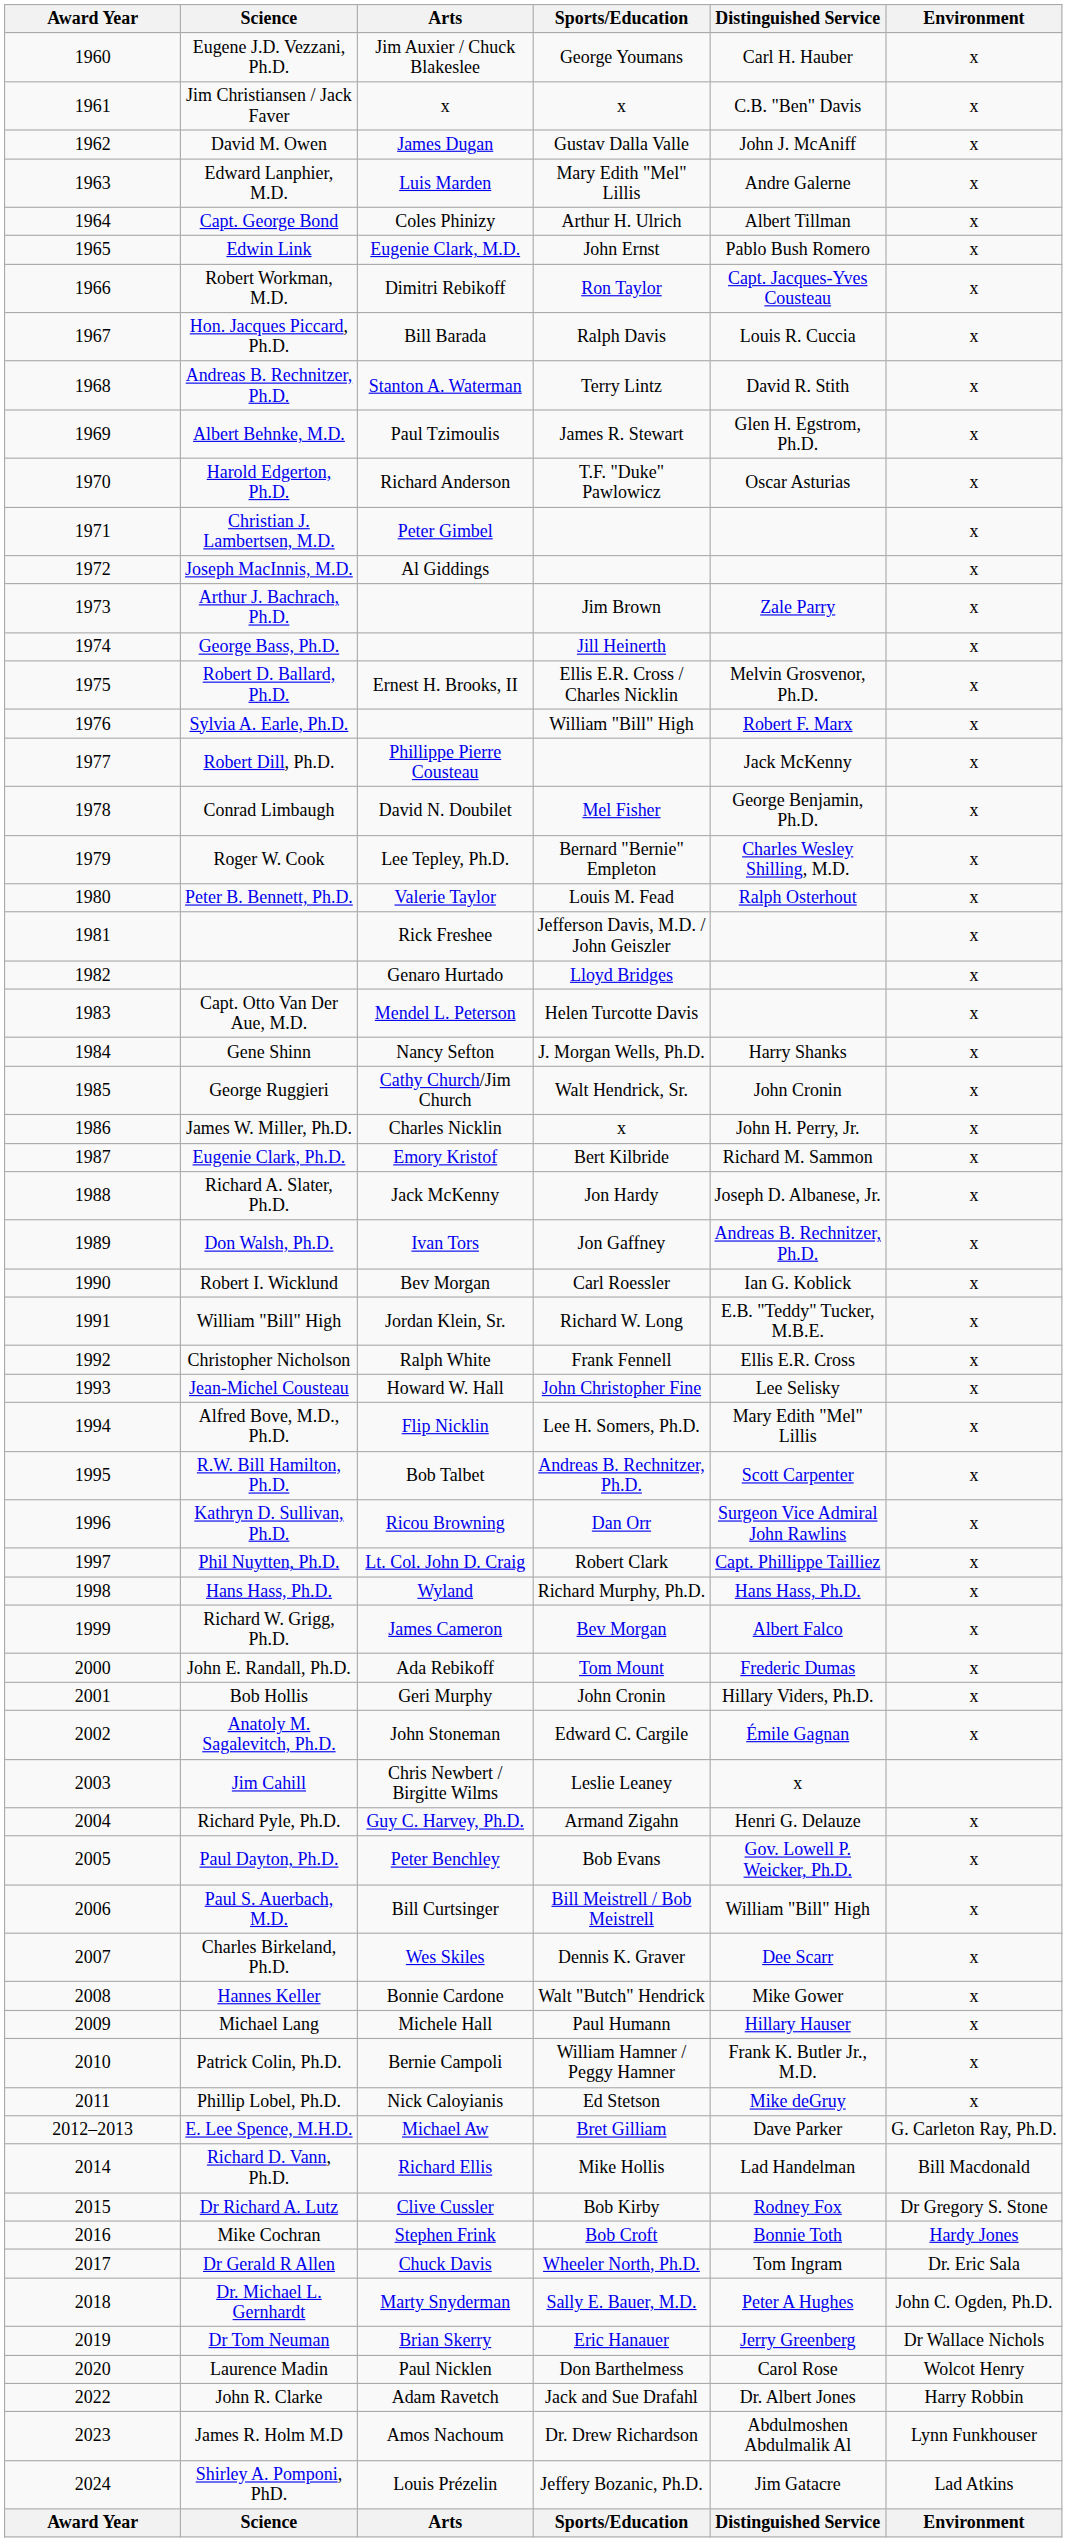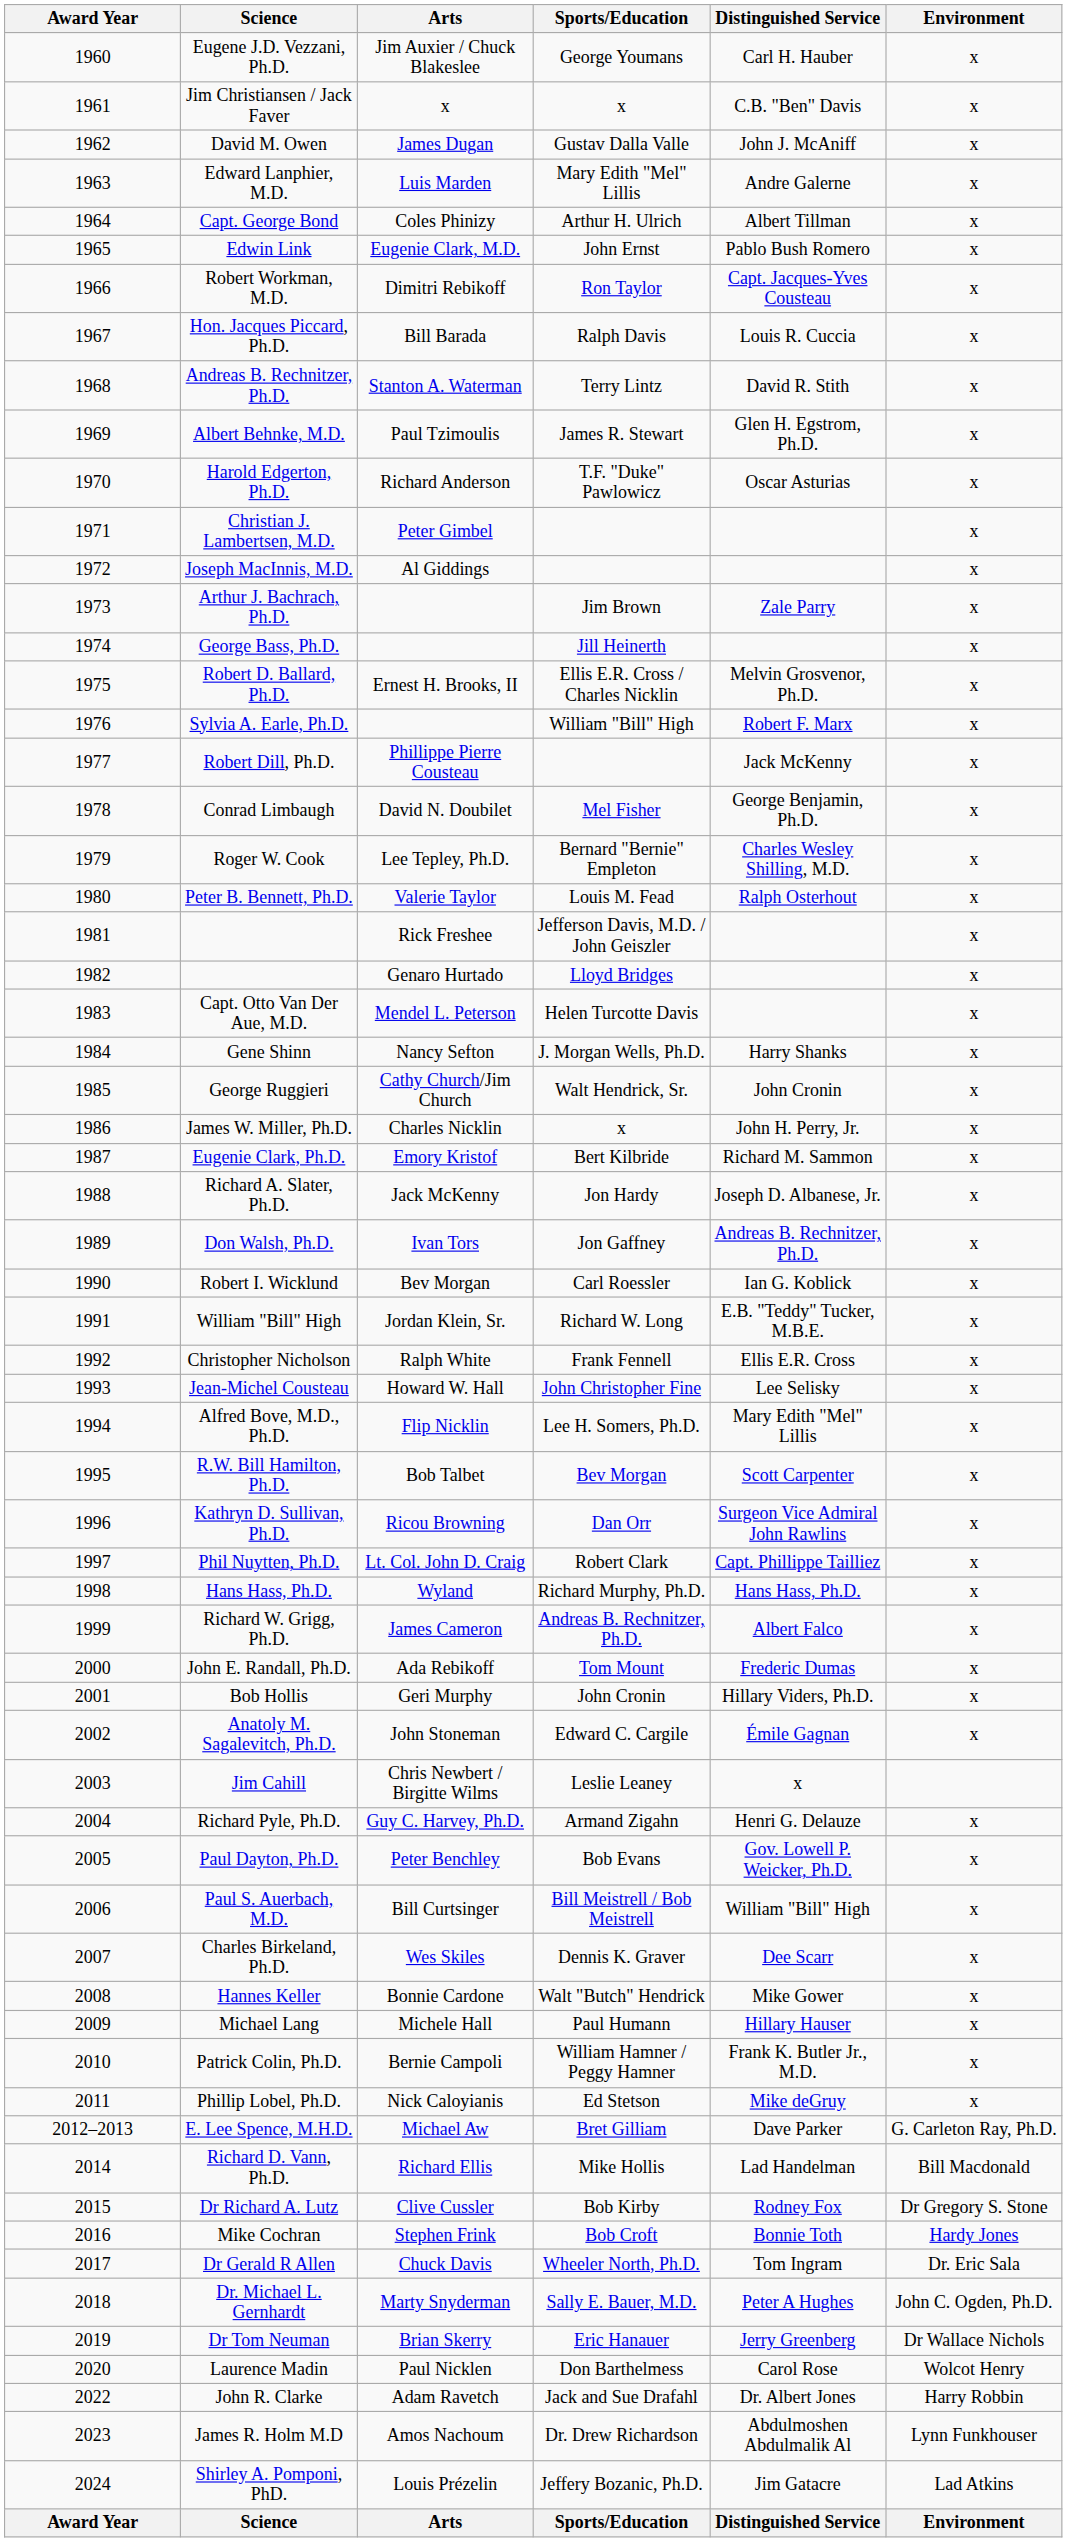(621, 1475) Andreas B. Rechnitzer, Ph.D. -> (621, 1475) Bev Morgan
(621, 1629) Bev Morgan -> (621, 1629) Andreas B. Rechnitzer, Ph.D.
